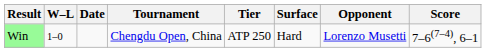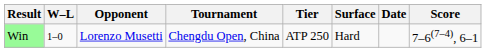columns swapped: (92, 14) <-> (365, 14)
